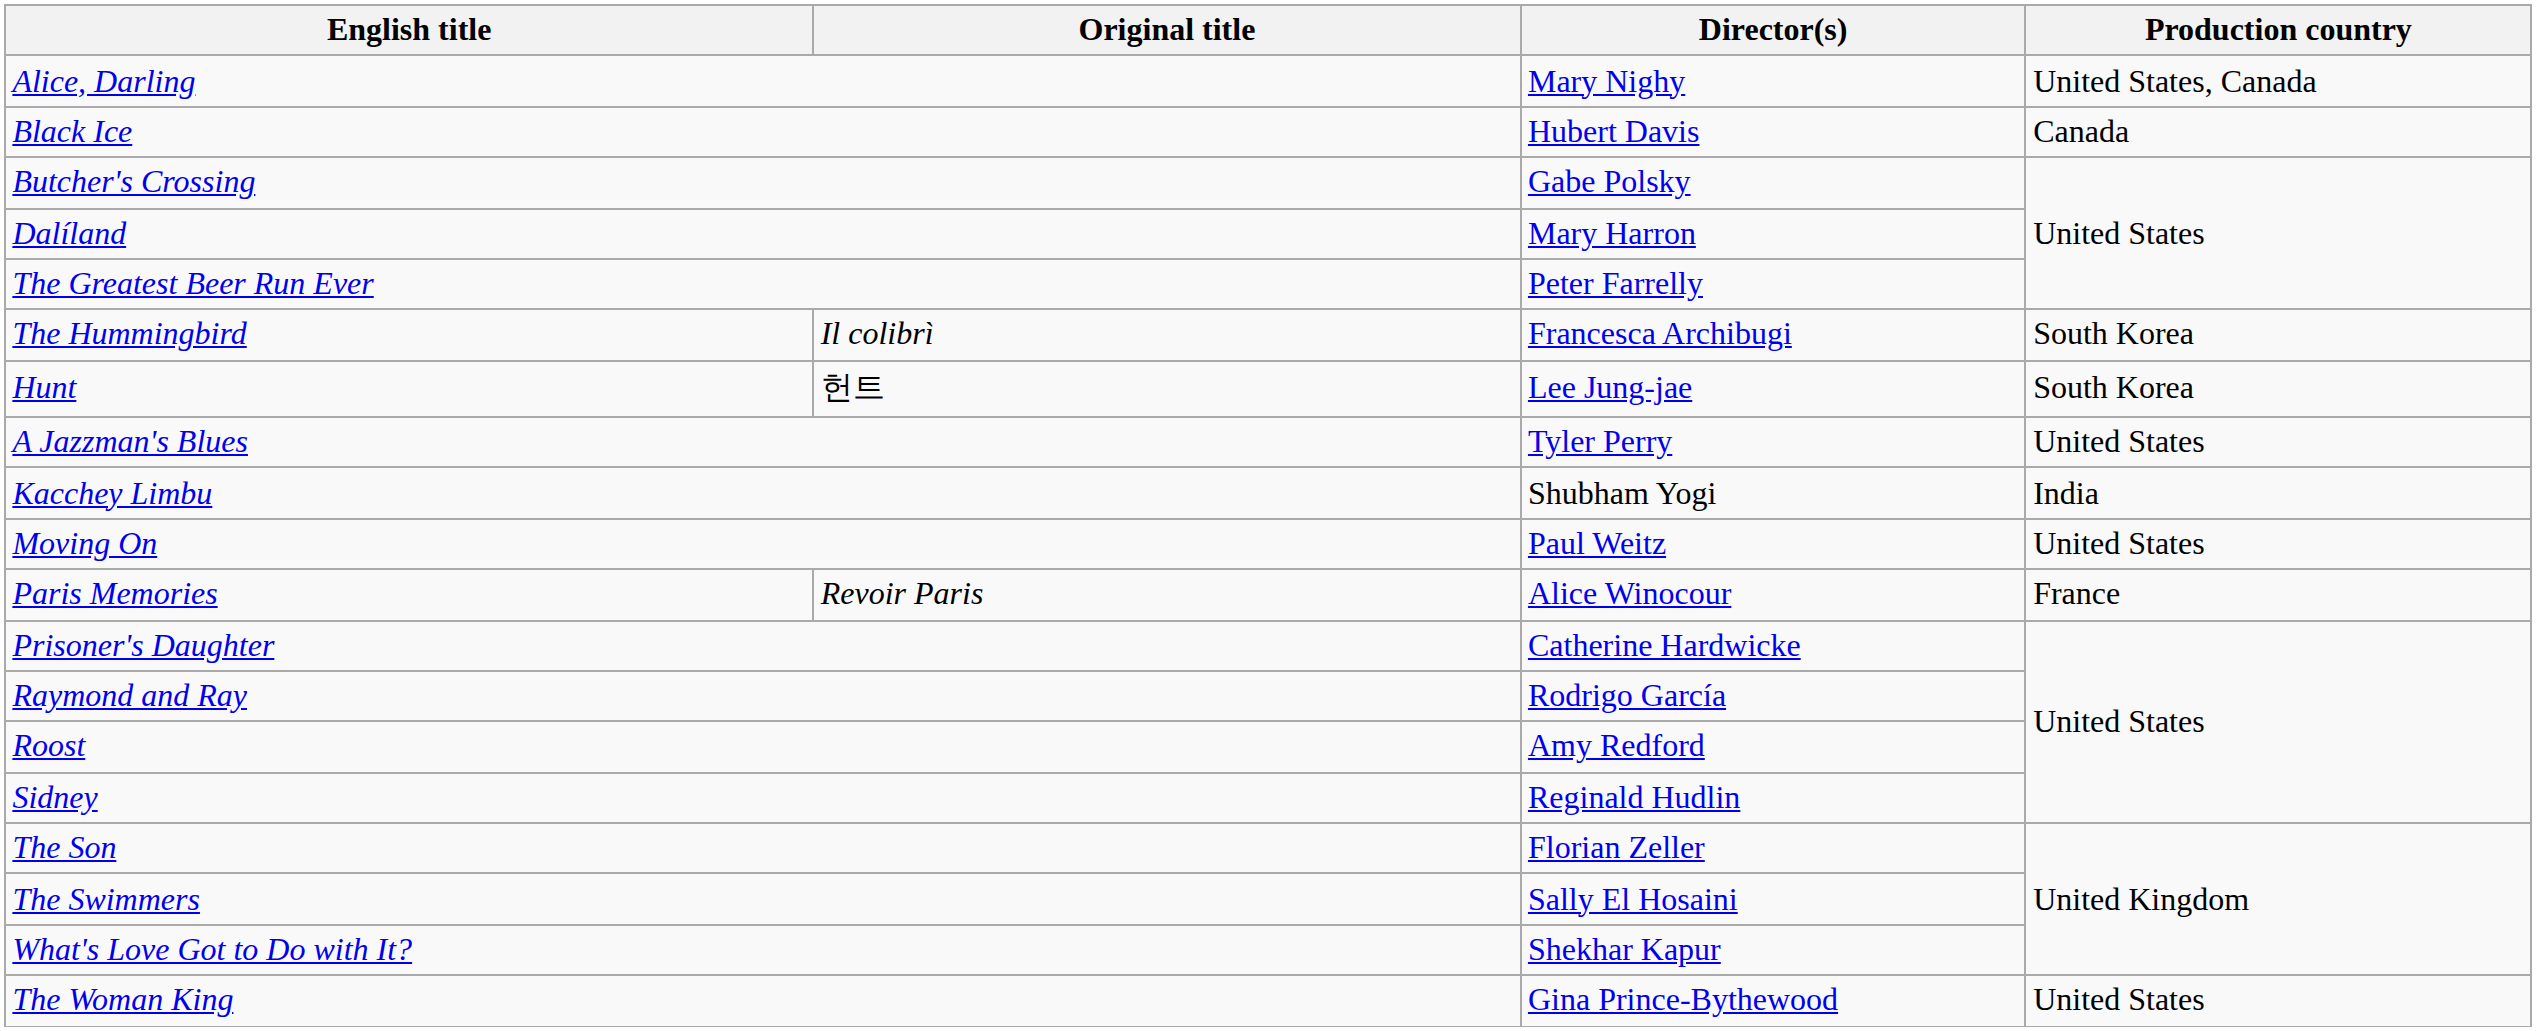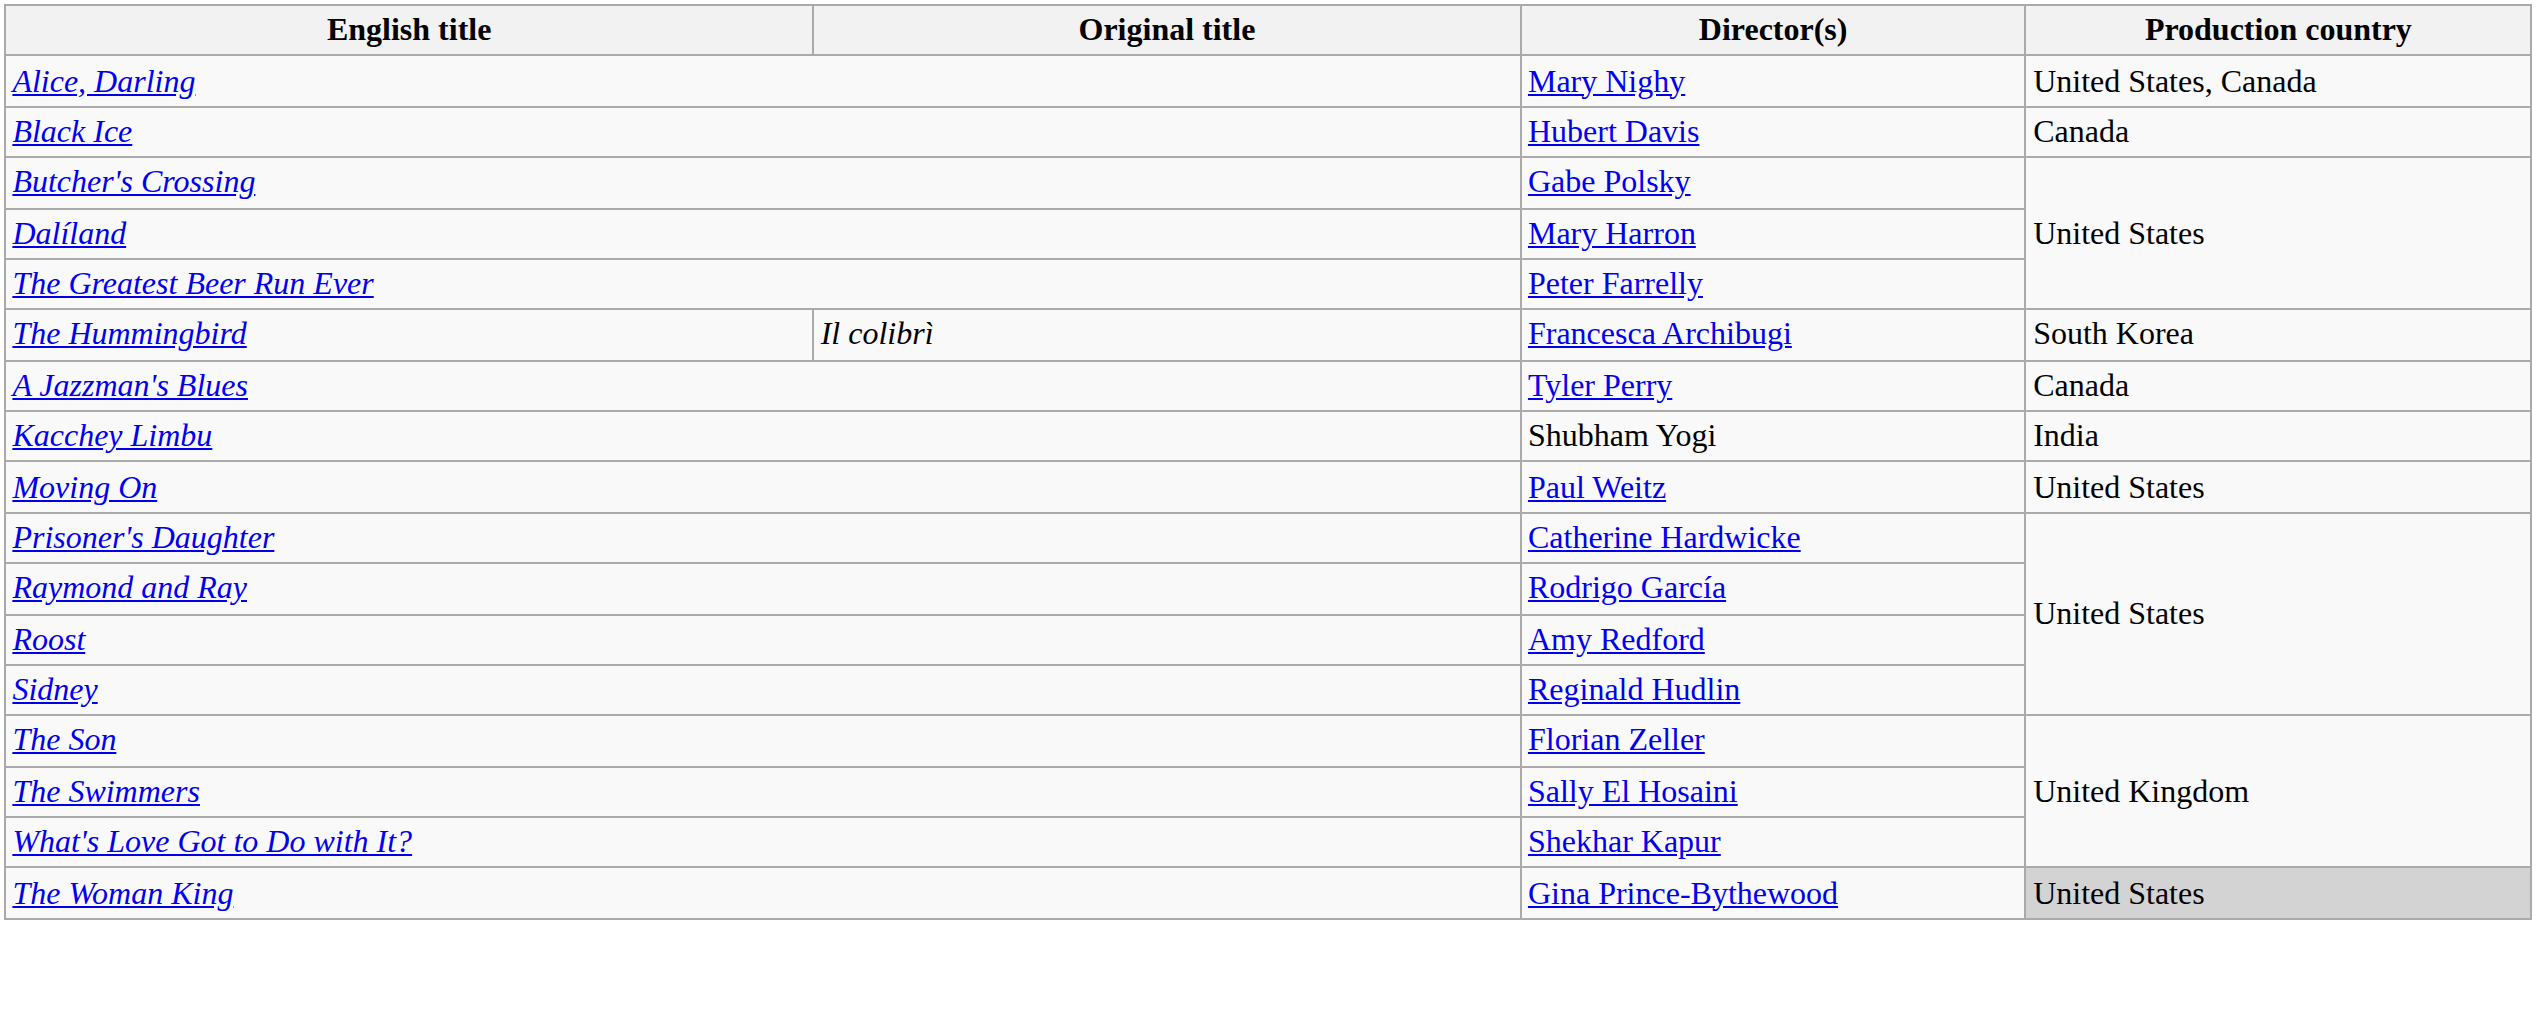- row: (44, 388)
(2119, 441) United States -> (2081, 385) Canada
- row: (115, 594)
(2119, 1000) no background -> (2119, 892) lightgrey background
